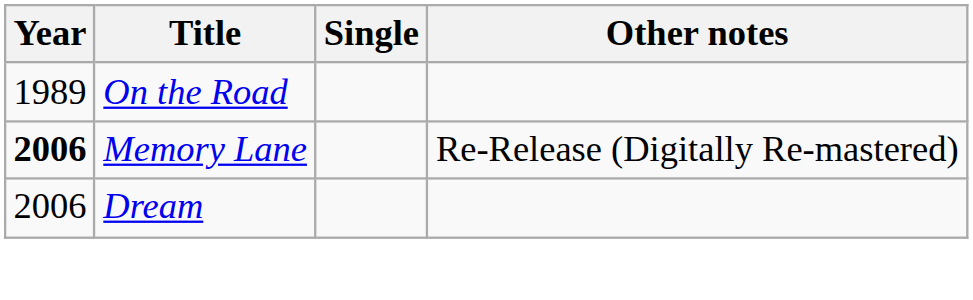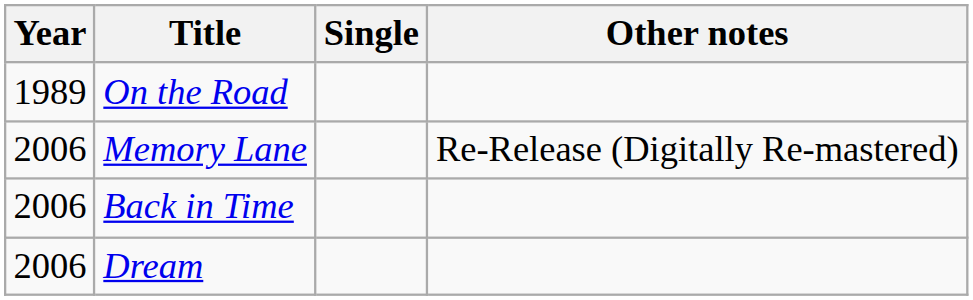(50, 149) bold -> (50, 149) normal
+ row: (199, 206)
